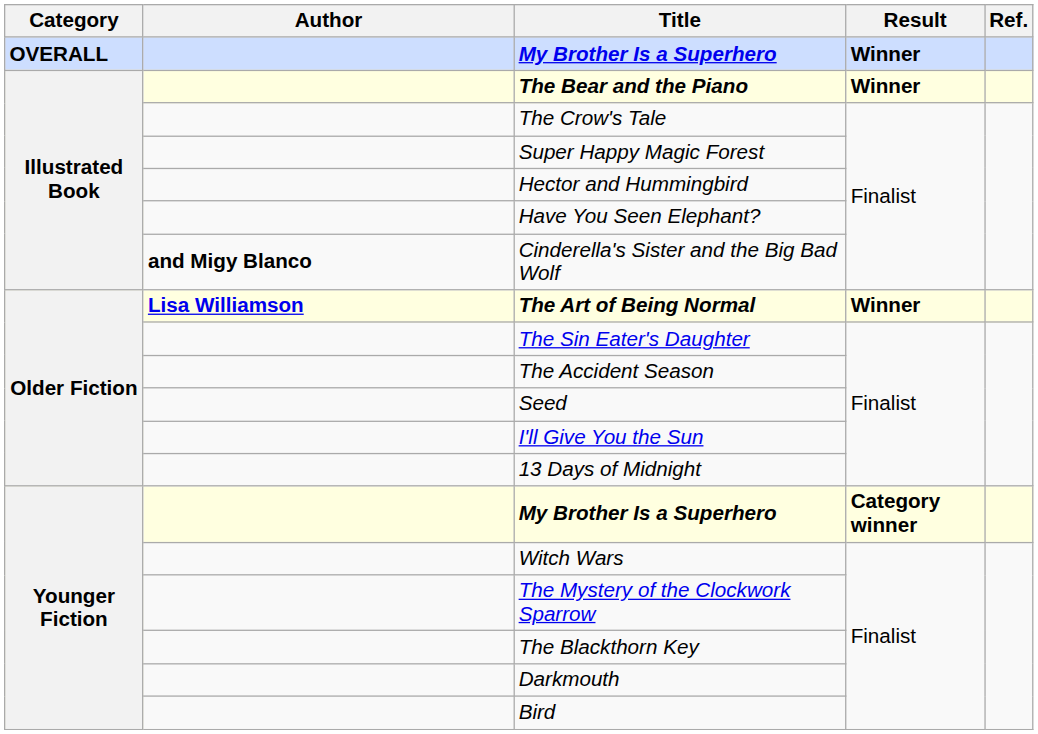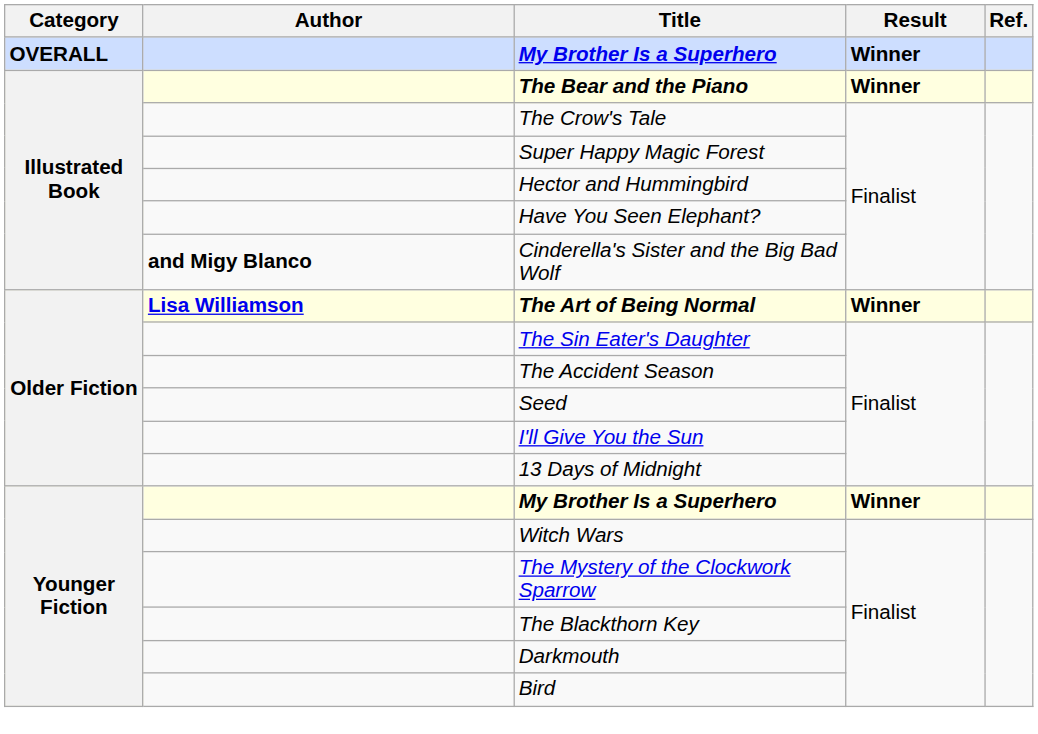(895, 513) Category winner -> (886, 502) Winner
